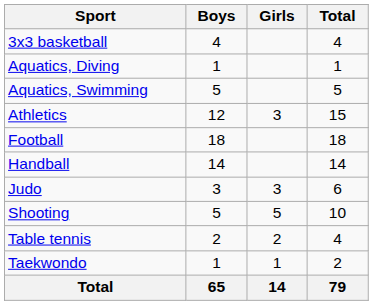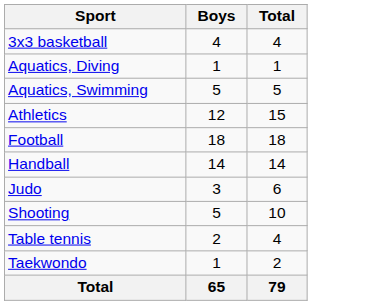- column: (277, 16)
